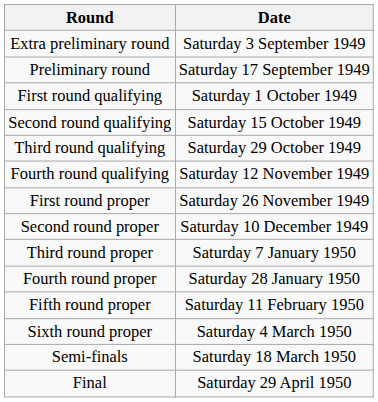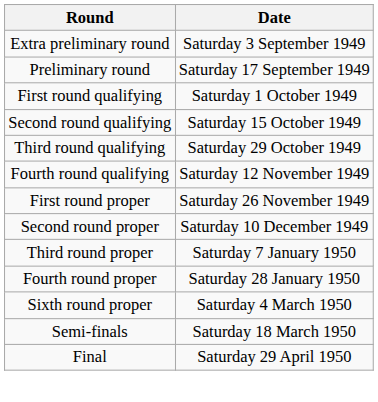- row: (90, 305)
